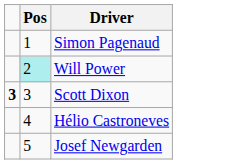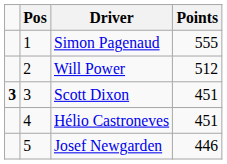+ column: (197, 17)
(27, 69) paleturquoise background -> (27, 69) no background
